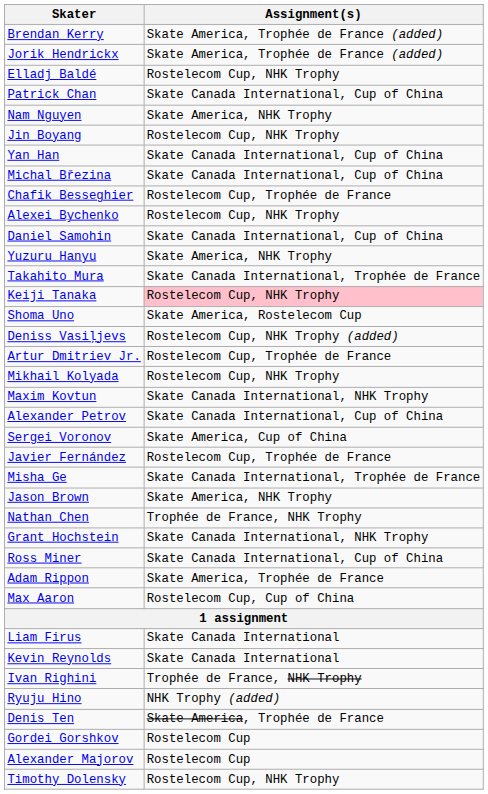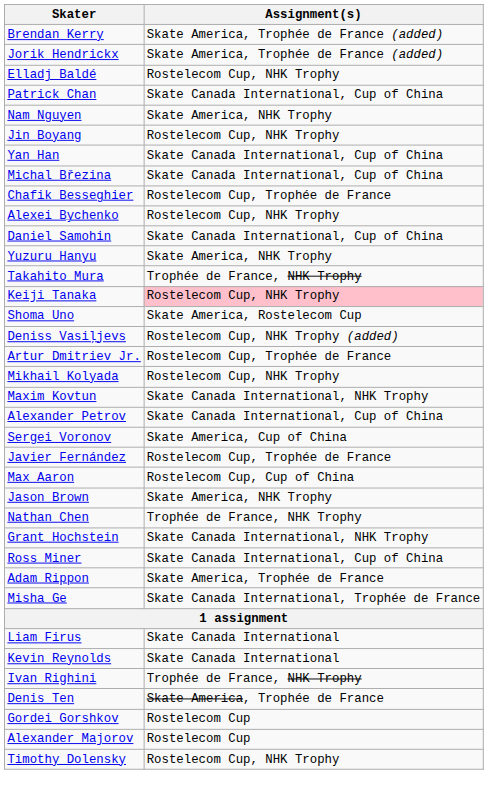(313, 276) Skate Canada International, Trophée de France -> (254, 276) Trophée de France, NHK Trophy
rows swapped: (41, 598) <-> (37, 477)
- row: (44, 699)
